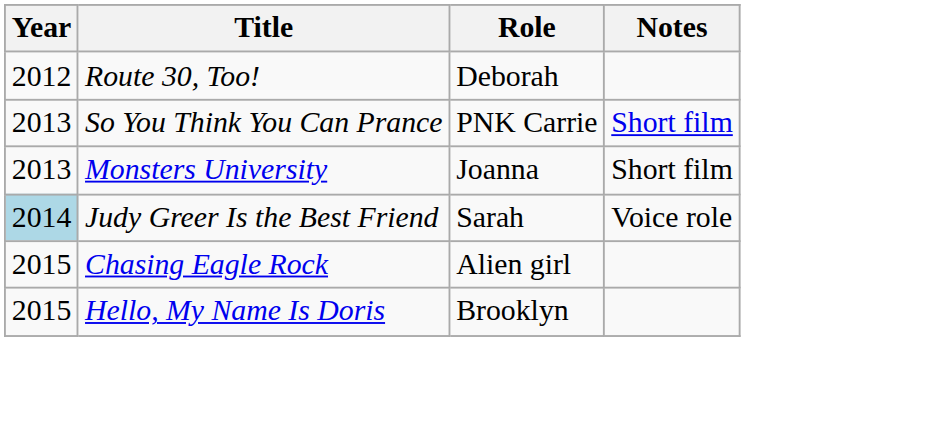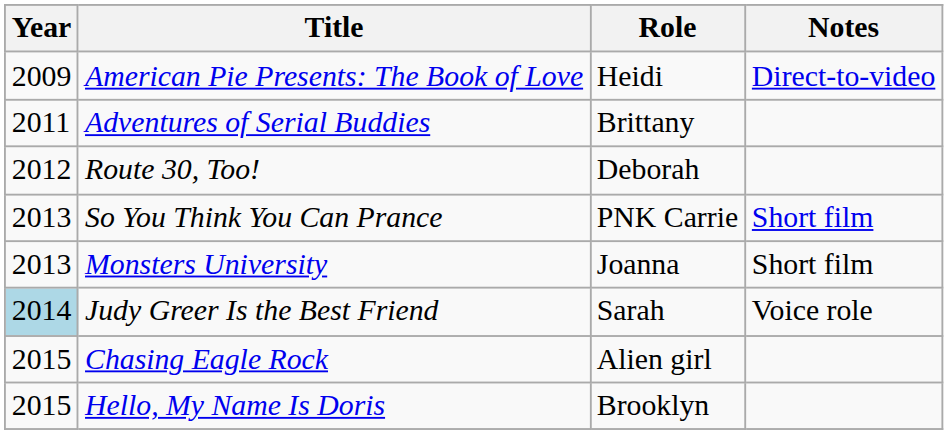+ row: (334, 75)
+ row: (258, 122)
